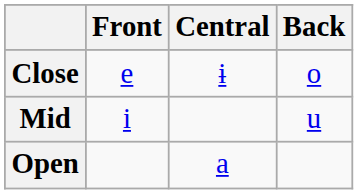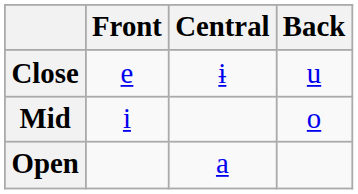(314, 73) o -> (314, 73) u
(314, 118) u -> (314, 118) o
